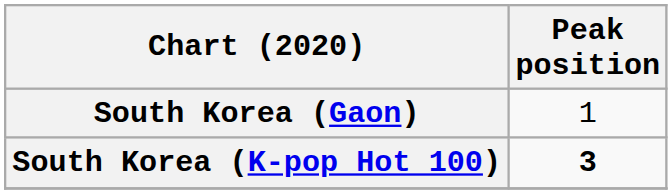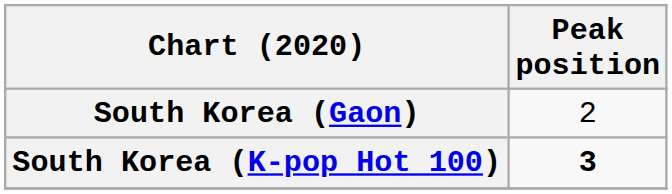(588, 114) 1 -> (588, 114) 2
